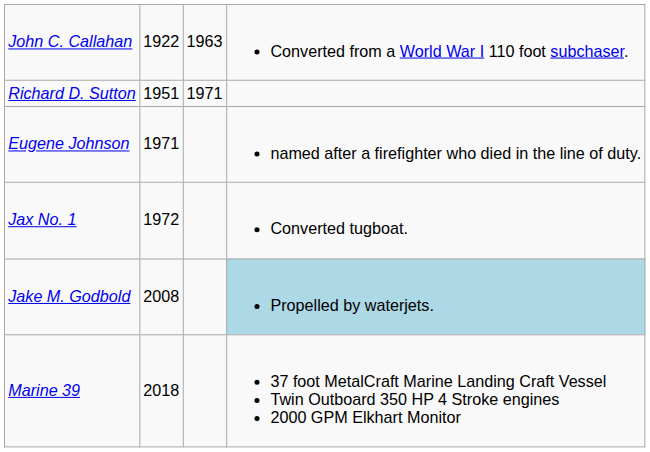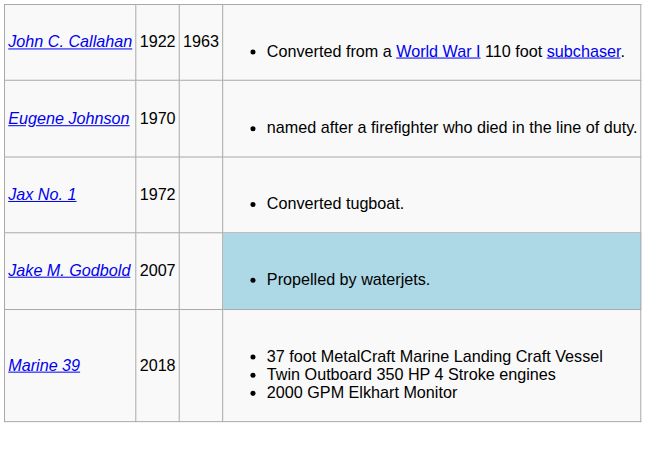- row: (72, 93)
(161, 144) 1971 -> (158, 118) 1970
(161, 296) 2008 -> (158, 270) 2007
